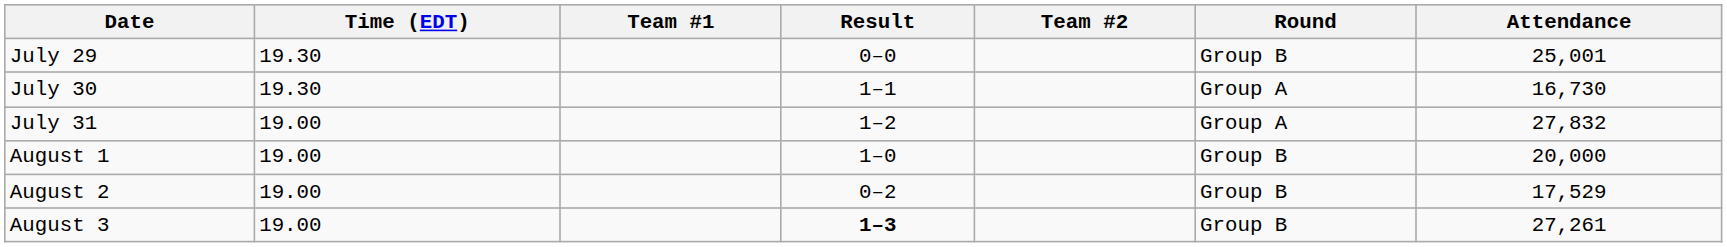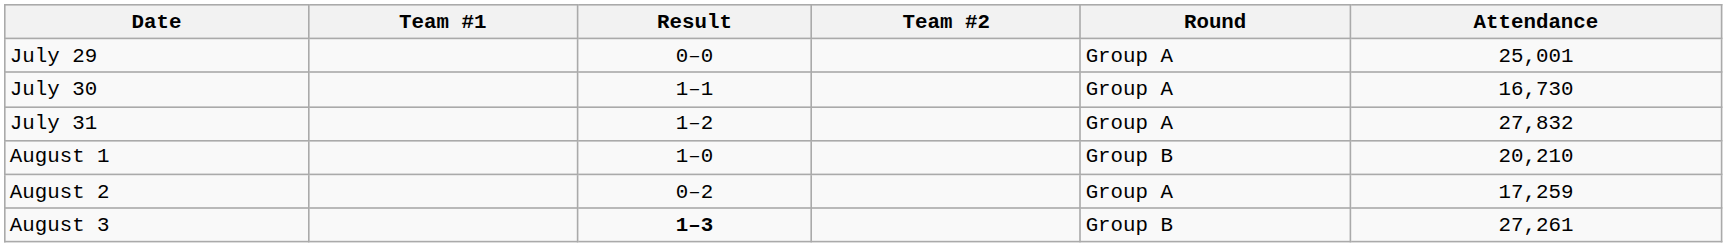- column: (407, 22)
(1244, 56) Group B -> (1129, 56) Group A
(1569, 157) 20,000 -> (1536, 157) 20,210
(1244, 191) Group B -> (1129, 191) Group A
(1569, 191) 17,529 -> (1536, 191) 17,259
